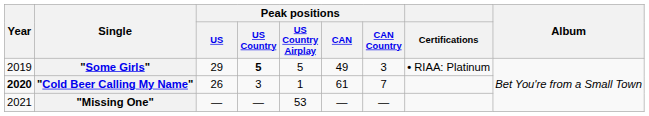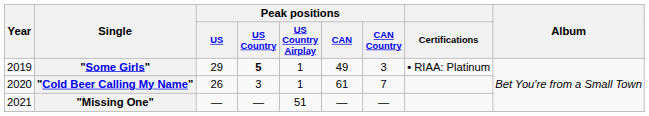(300, 67) 5 -> (300, 67) 1
(19, 84) bold -> (19, 84) normal
(300, 102) 53 -> (300, 102) 51
